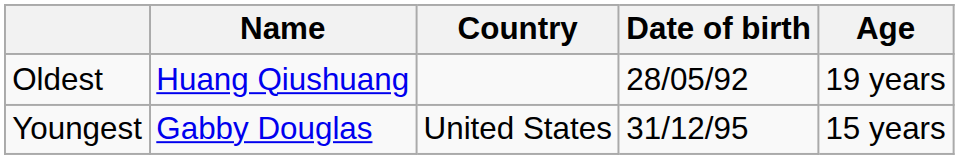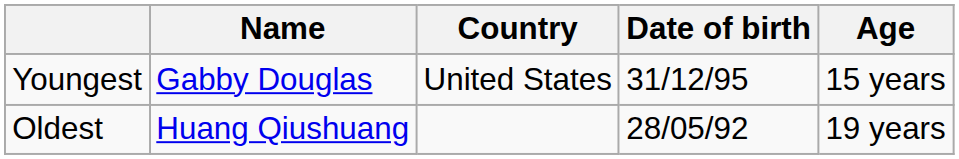rows swapped: (77, 128) <-> (58, 79)
